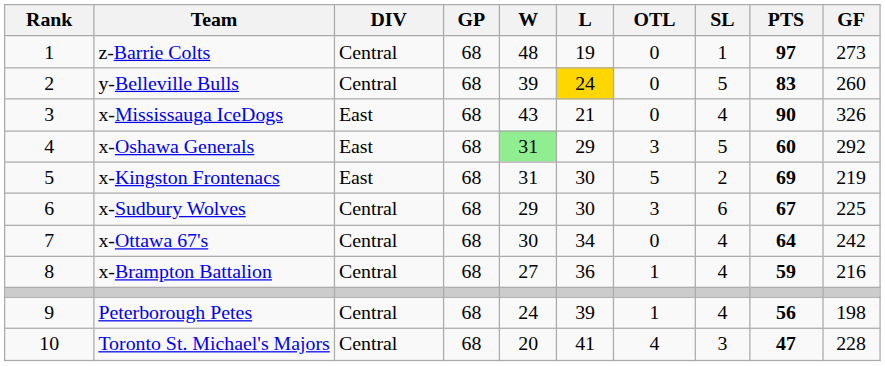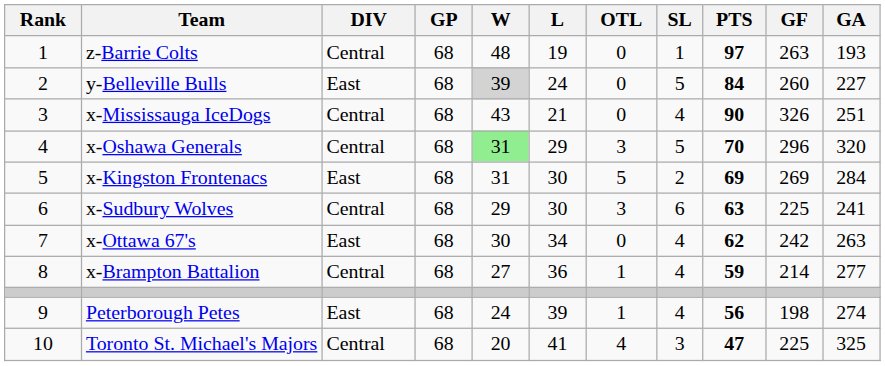+ column: (851, 20)
(851, 51) 273 -> (794, 51) 263
(368, 83) Central -> (344, 83) East
(528, 83) no background -> (501, 83) lightgrey background
(585, 83) gold background -> (557, 83) no background
(786, 83) 83 -> (734, 83) 84
(356, 114) East -> (356, 114) Central
(356, 146) East -> (356, 146) Central
(786, 146) 60 -> (734, 146) 70
(851, 146) 292 -> (794, 146) 296
(851, 177) 219 -> (794, 177) 269
(786, 209) 67 -> (734, 209) 63
(368, 240) Central -> (344, 240) East
(786, 240) 64 -> (734, 240) 62
(851, 271) 216 -> (794, 271) 214
(368, 312) Central -> (344, 312) East
(851, 344) 228 -> (794, 344) 225
